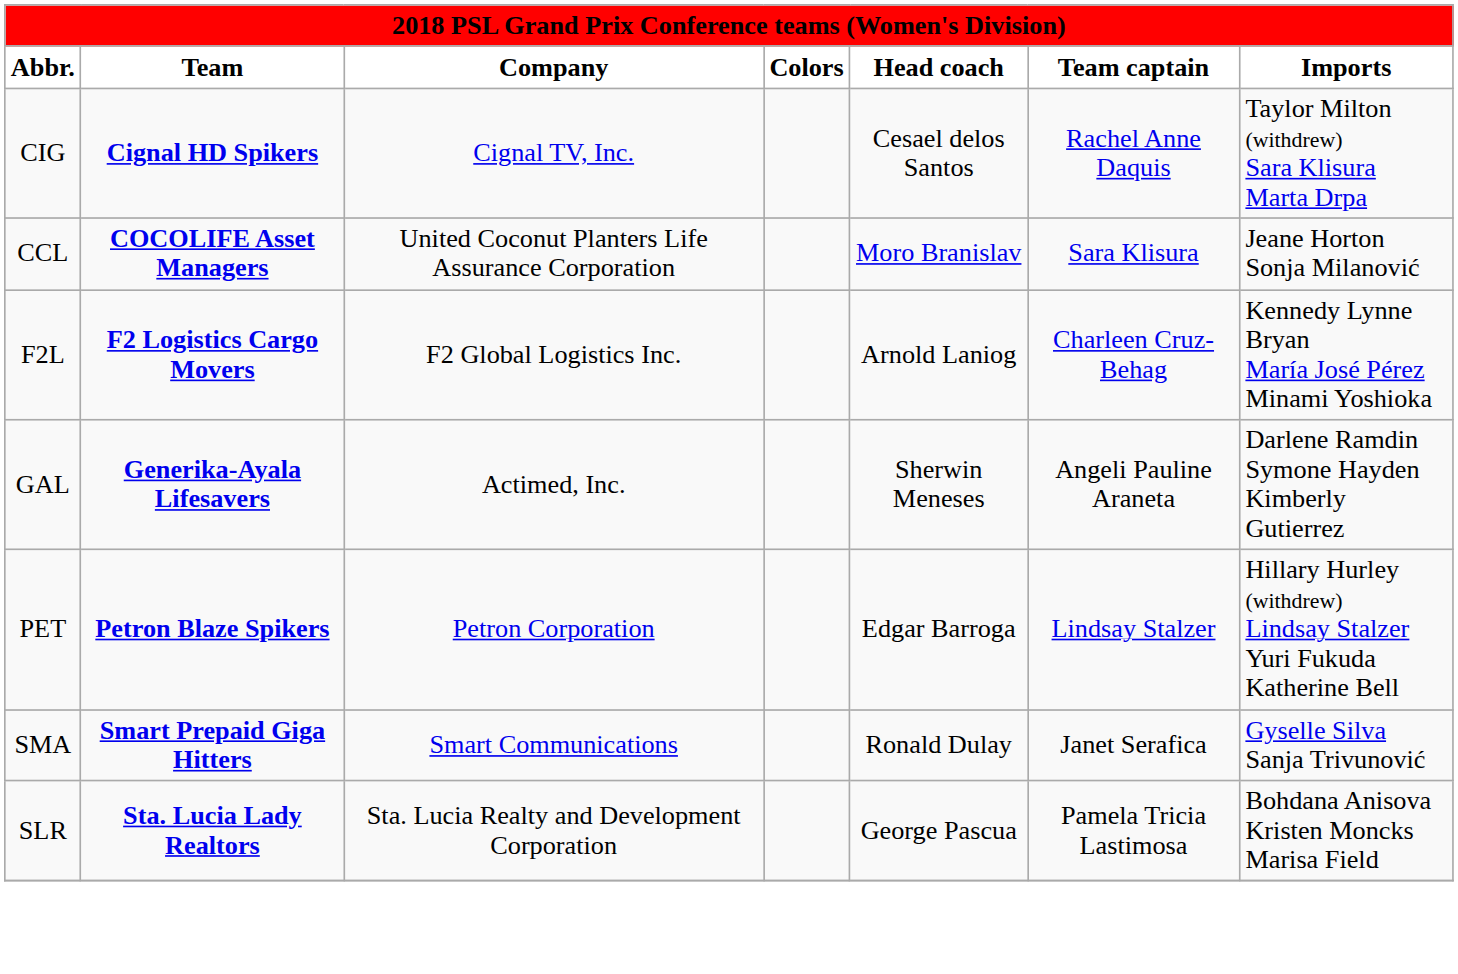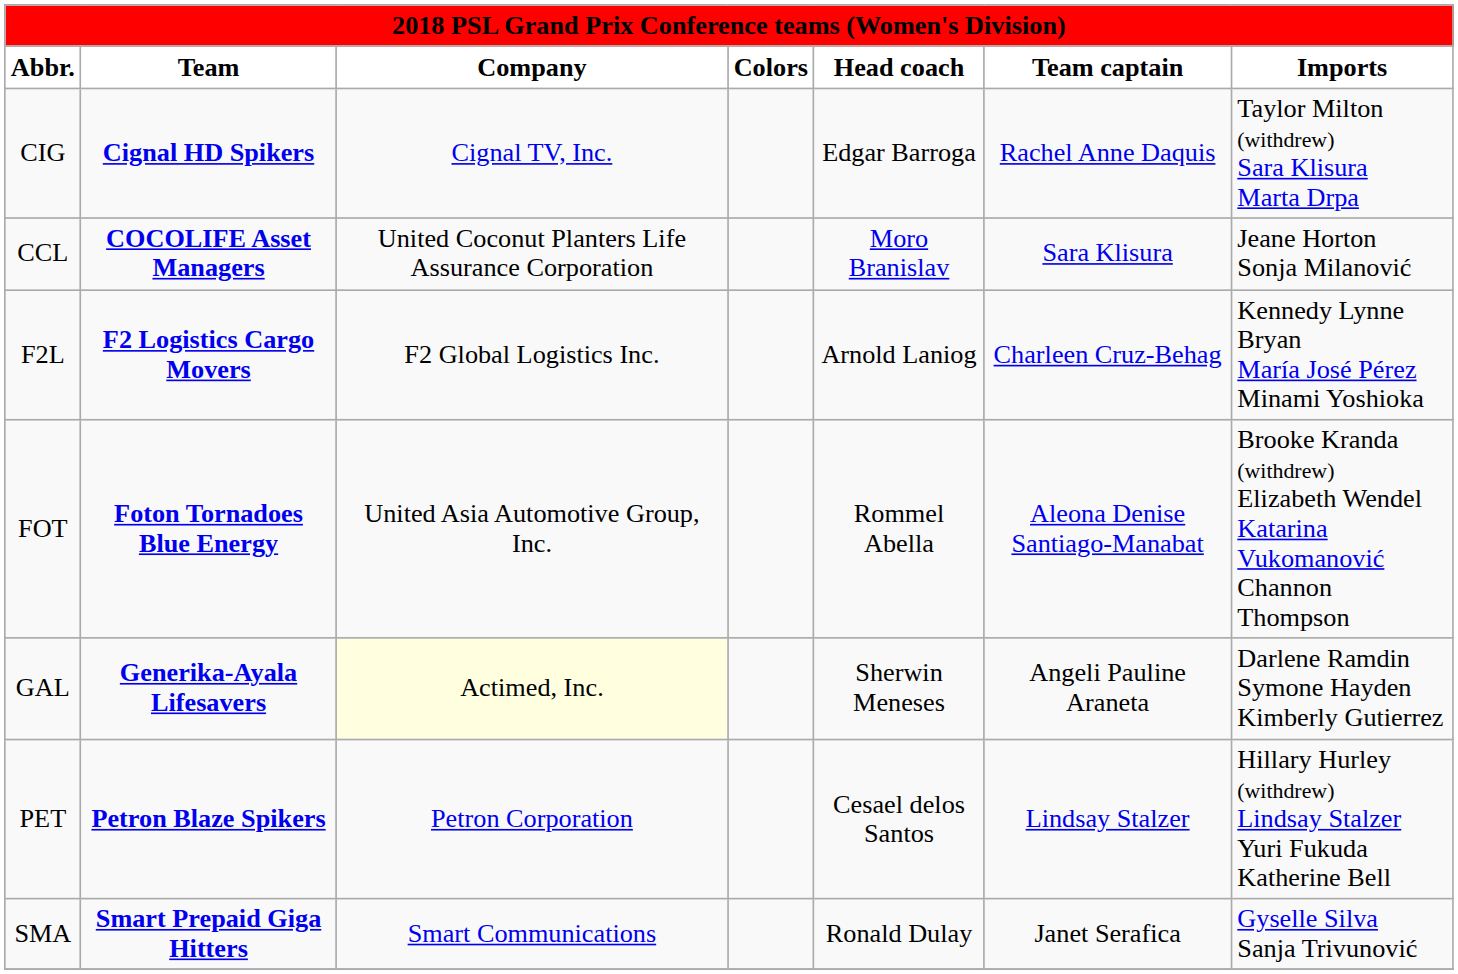(939, 152) Cesael delos Santos -> (899, 152) Edgar Barroga
+ row: (43, 528)
(554, 484) no background -> (532, 688) lightyellow background
(939, 629) Edgar Barroga -> (899, 818) Cesael delos Santos
- row: (43, 830)
